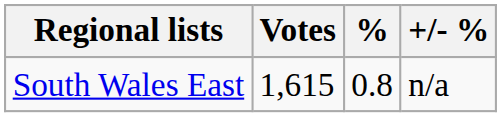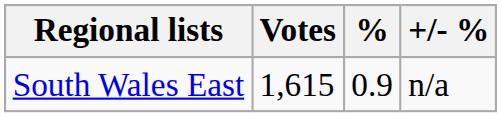(372, 83) 0.8 -> (372, 83) 0.9
